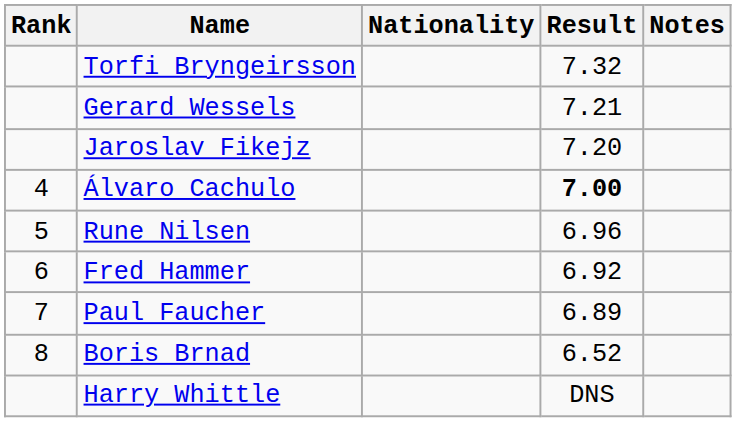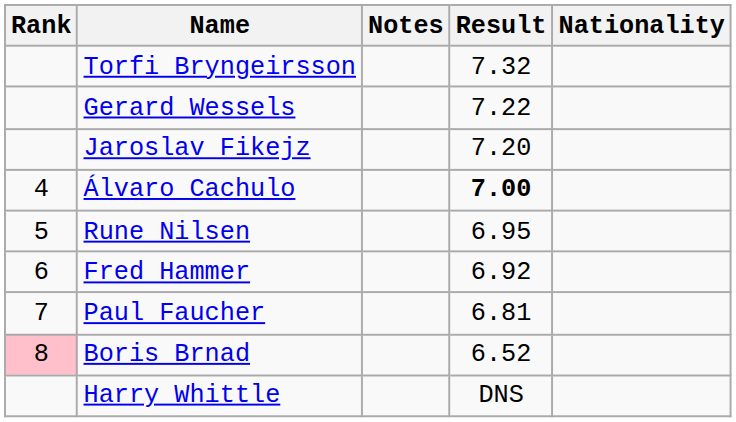columns swapped: (451, 26) <-> (687, 26)
(592, 108) 7.21 -> (501, 108) 7.22
(592, 231) 6.96 -> (501, 231) 6.95
(592, 313) 6.89 -> (501, 313) 6.81
(41, 354) no background -> (41, 354) pink background
